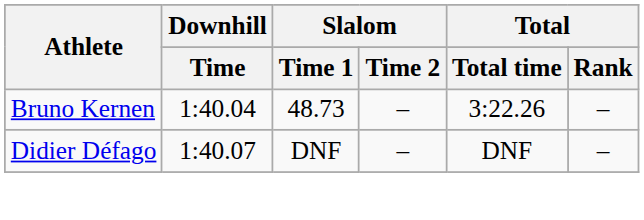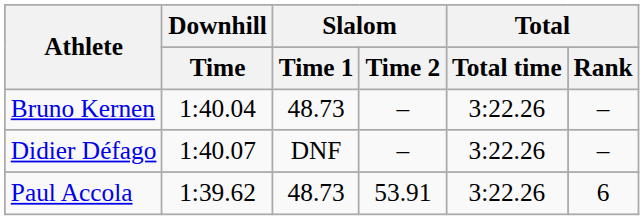(507, 151) DNF -> (507, 151) 3:22.26
+ row: (72, 192)
